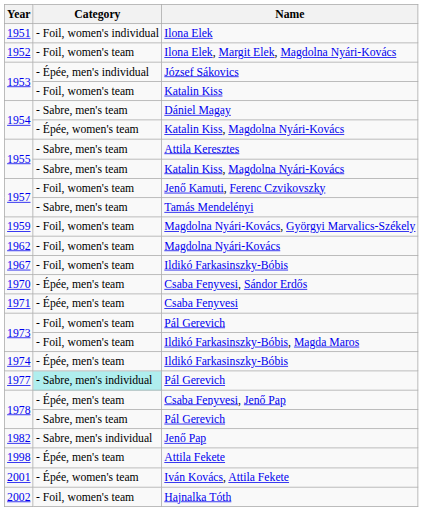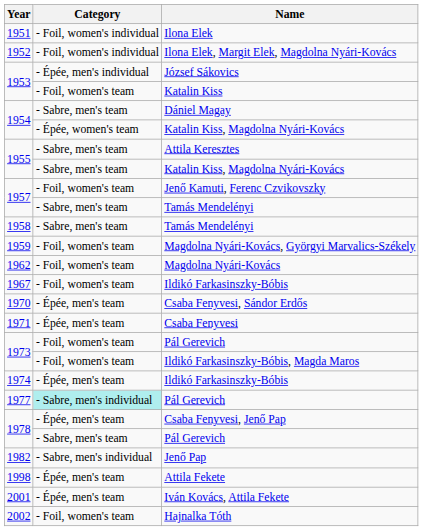(85, 52) - Foil, women's team -> (97, 52) - Foil, women's individual
+ row: (19, 226)
(87, 477) - Épée, women's team -> (80, 496) - Épée, men's team
